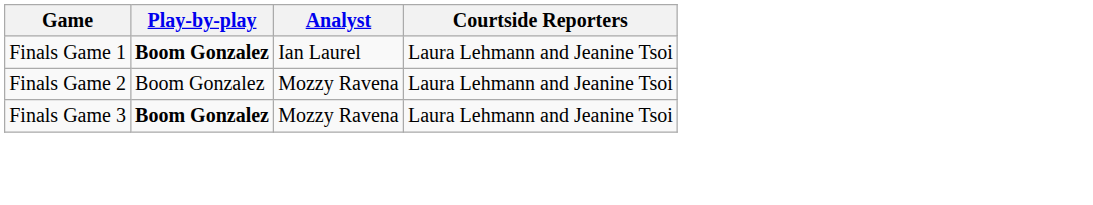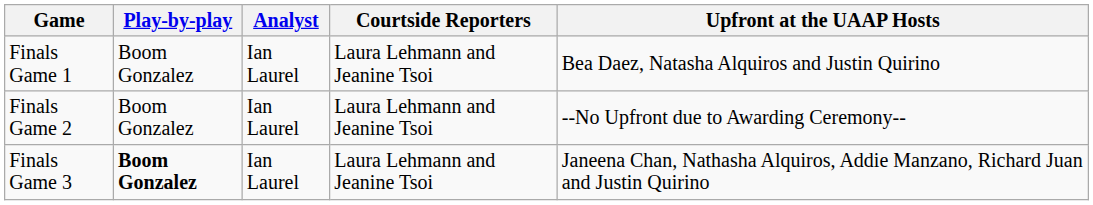+ column: (823, 20)
(202, 52) bold -> (156, 63) normal
(338, 83) Mozzy Ravena -> (273, 117) Ian Laurel
(338, 115) Mozzy Ravena -> (273, 171) Ian Laurel
